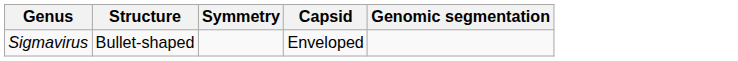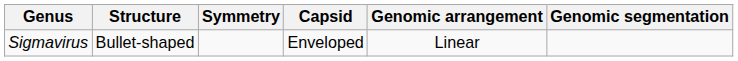+ column: (457, 17)
